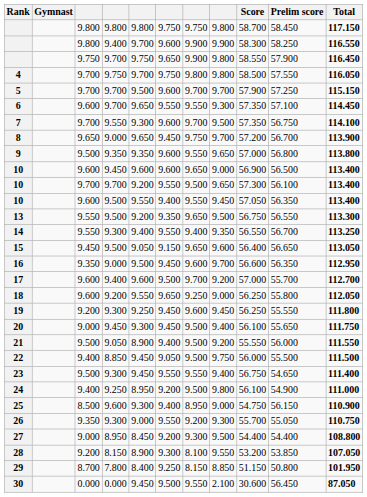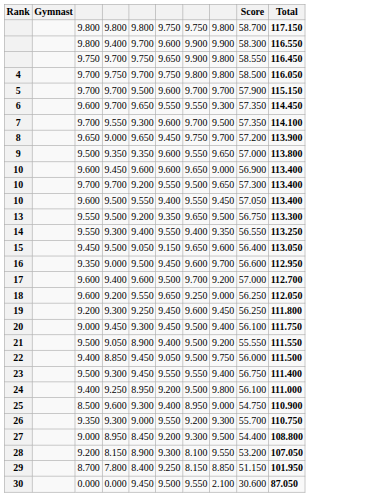- column: (297, 12)
